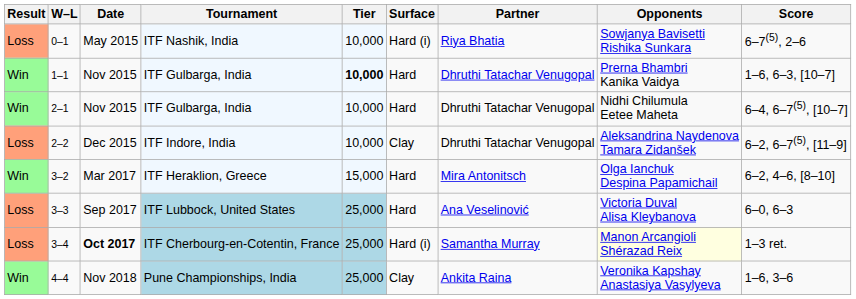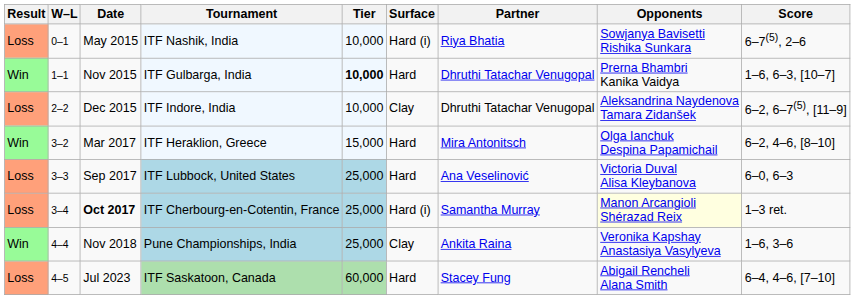- row: (60, 109)
+ row: (60, 278)
